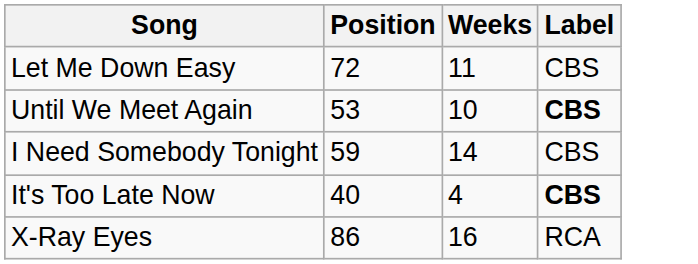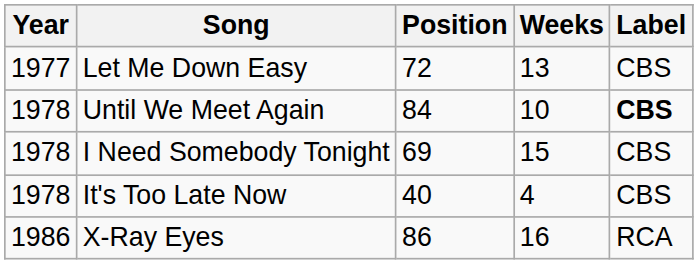+ column: (41, 25)
(462, 68) 11 -> (535, 68) 13
(345, 110) 53 -> (417, 110) 84
(345, 152) 59 -> (417, 152) 69
(463, 152) 14 -> (535, 152) 15
(573, 195) bold -> (644, 195) normal
